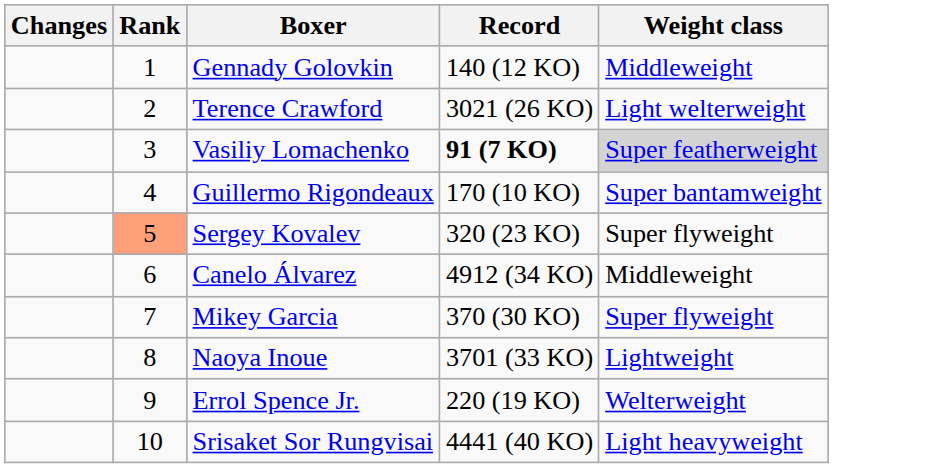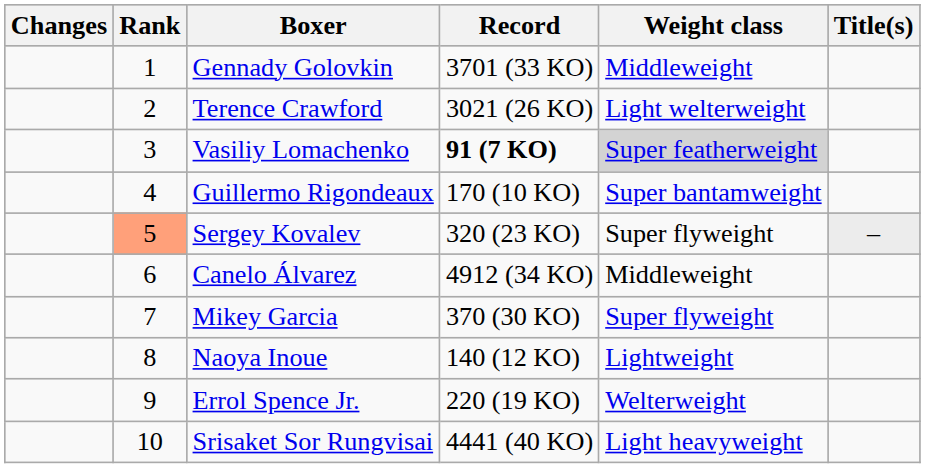+ column: (874, 25)
(513, 66) 140 (12 KO) -> (520, 66) 3701 (33 KO)
(520, 358) 3701 (33 KO) -> (513, 358) 140 (12 KO)
